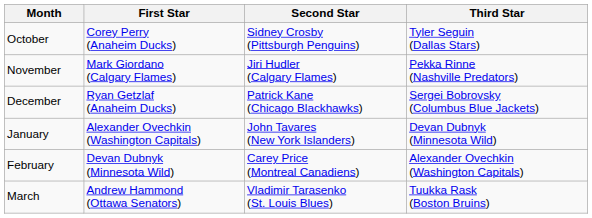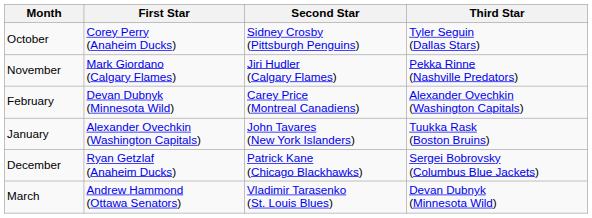rows swapped: (34, 102) <-> (30, 165)
(453, 133) Devan Dubnyk (Minnesota Wild) -> (449, 133) Tuukka Rask (Boston Bruins)
(449, 197) Tuukka Rask (Boston Bruins) -> (453, 197) Devan Dubnyk (Minnesota Wild)
